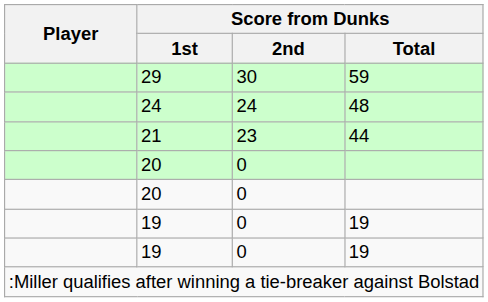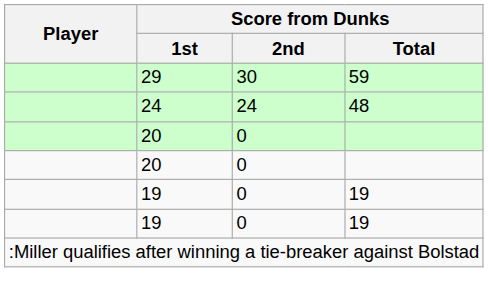- row: (151, 135)
